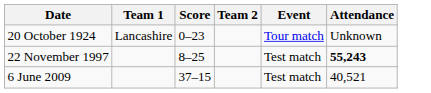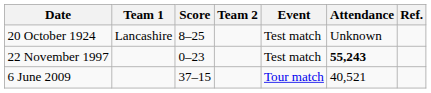+ column: (412, 14)
(191, 35) 0–23 -> (191, 35) 8–25
(294, 35) Tour match -> (292, 35) Test match
(191, 56) 8–25 -> (191, 56) 0–23
(292, 77) Test match -> (294, 77) Tour match
